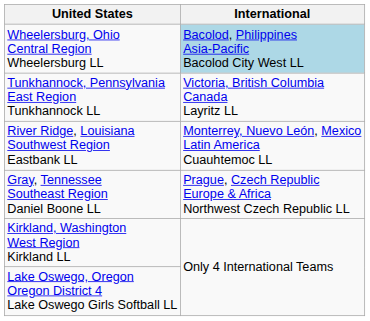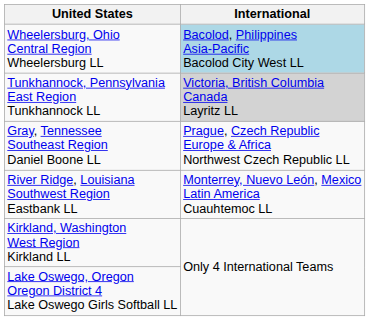(254, 97) no background -> (254, 97) lightgrey background
rows swapped: (58, 194) <-> (71, 145)
